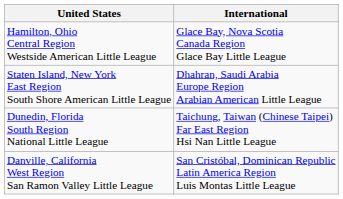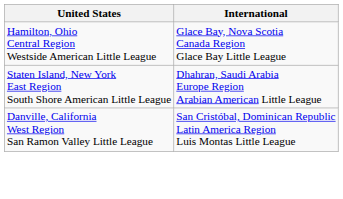- row: (58, 129)
